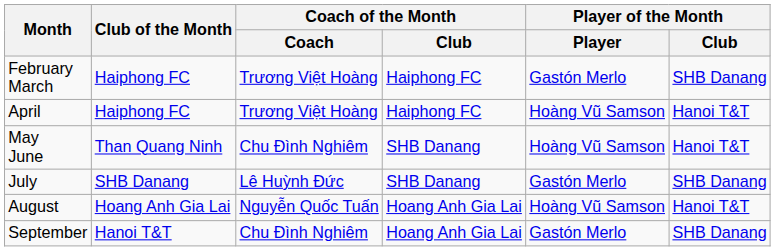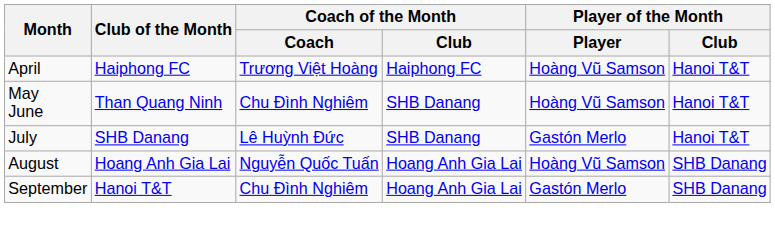- row: (41, 77)
(720, 181) SHB Danang -> (711, 138) Hanoi T&T
(711, 207) Hanoi T&T -> (720, 163) SHB Danang
